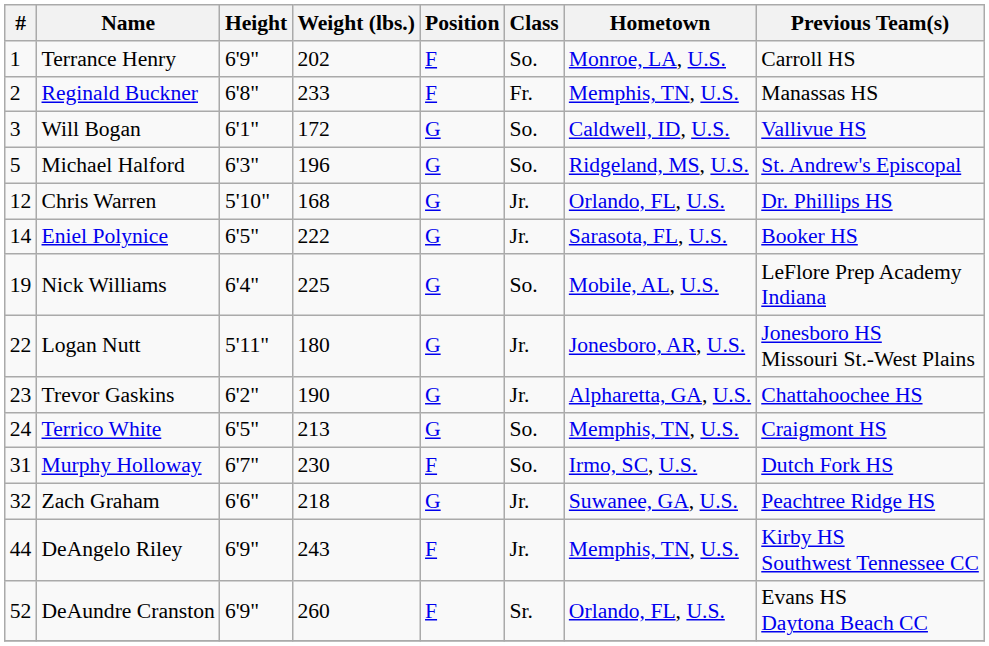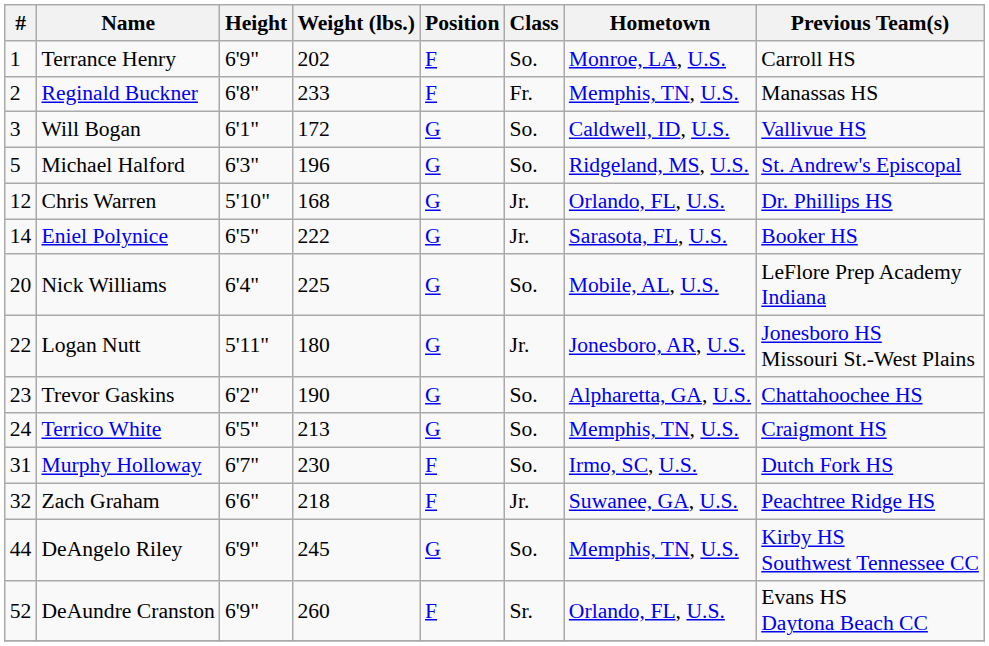(21, 284) 19 -> (21, 284) 20
(519, 394) Jr. -> (524, 394) So.
(433, 501) G -> (431, 501) F
(314, 549) 243 -> (314, 549) 245
(431, 549) F -> (433, 549) G
(519, 549) Jr. -> (524, 549) So.
